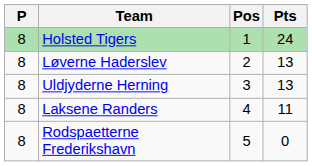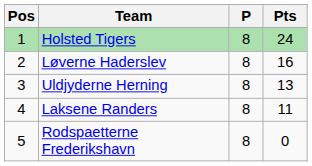columns swapped: (247, 16) <-> (22, 16)
(285, 62) 13 -> (285, 62) 16
